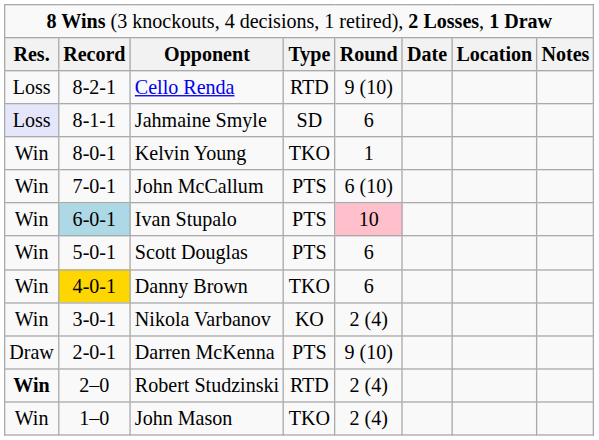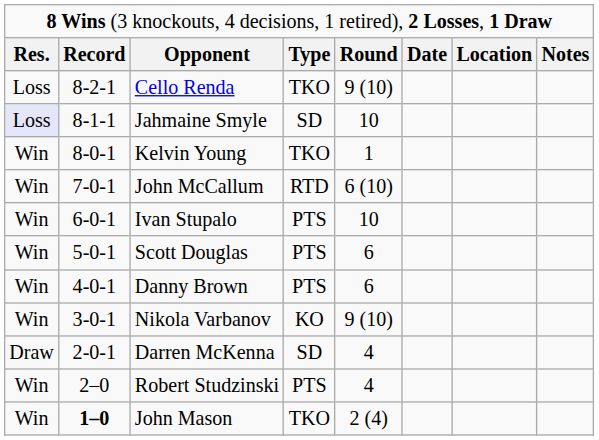(309, 87) RTD -> (309, 87) TKO
(369, 120) 6 -> (369, 120) 10
(309, 186) PTS -> (309, 186) RTD
(94, 219) lightblue background -> (94, 219) no background
(369, 219) pink background -> (369, 219) no background
(94, 285) gold background -> (94, 285) no background
(309, 285) TKO -> (309, 285) PTS
(369, 318) 2 (4) -> (369, 318) 9 (10)
(309, 352) PTS -> (309, 352) SD
(369, 352) 9 (10) -> (369, 352) 4
(32, 385) bold -> (32, 385) normal
(309, 385) RTD -> (309, 385) PTS
(369, 385) 2 (4) -> (369, 385) 4
(94, 418) normal -> (94, 418) bold
